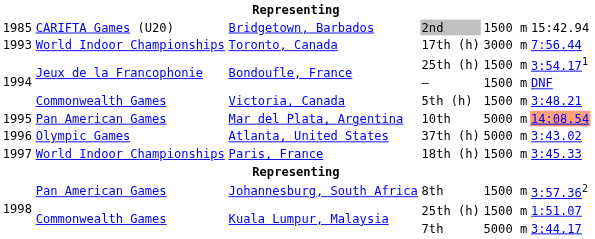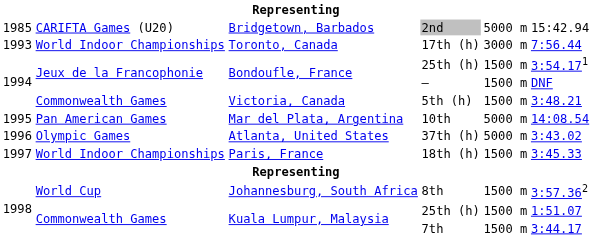(505, 27) 1500 m -> (505, 27) 5000 m
(560, 119) lightsalmon background -> (560, 119) no background
(101, 191) Pan American Games -> (68, 191) World Cup
(505, 228) 5000 m -> (505, 228) 1500 m
